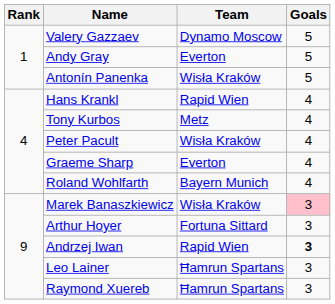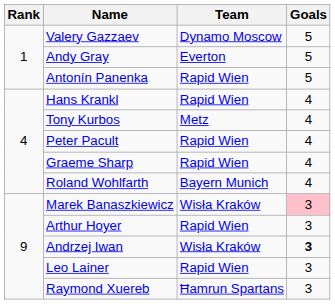(220, 78) Wisła Kraków -> (214, 78) Rapid Wien
(220, 141) Wisła Kraków -> (214, 141) Rapid Wien
(203, 162) Everton -> (214, 162) Rapid Wien
(224, 225) Fortuna Sittard -> (214, 225) Rapid Wien
(214, 246) Rapid Wien -> (220, 246) Wisła Kraków
(232, 267) Ħamrun Spartans -> (214, 267) Rapid Wien
